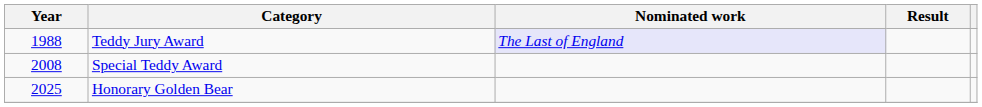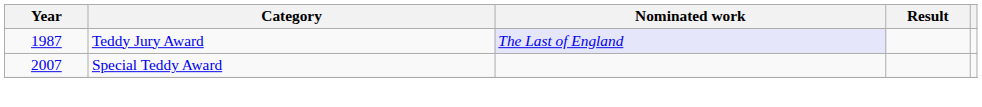(46, 41) 1988 -> (46, 41) 1987
(46, 65) 2008 -> (46, 65) 2007
- row: (162, 89)
